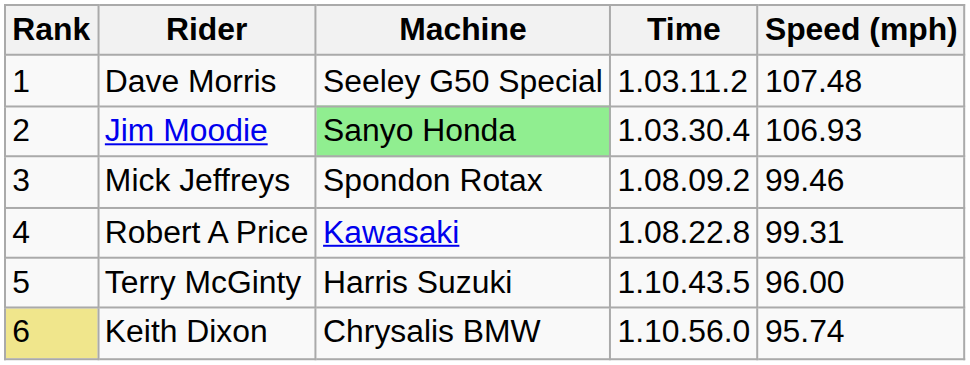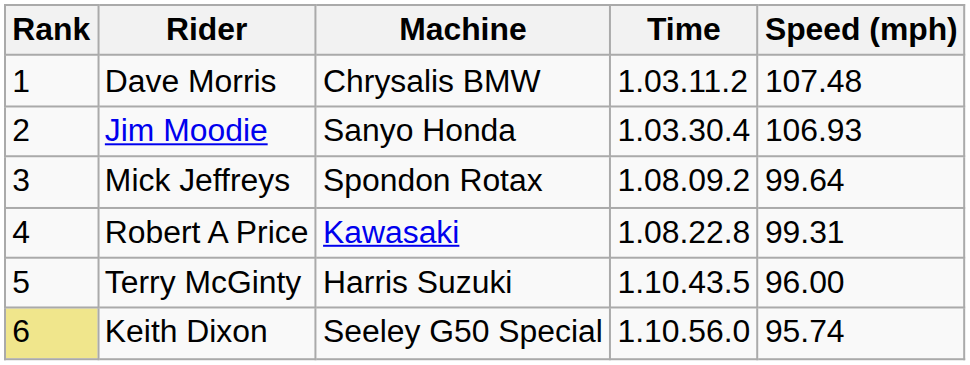(463, 80) Seeley G50 Special -> (432, 80) Chrysalis BMW
(420, 130) lightgreen background -> (420, 130) no background
(805, 181) 99.46 -> (805, 181) 99.64
(432, 332) Chrysalis BMW -> (463, 332) Seeley G50 Special
